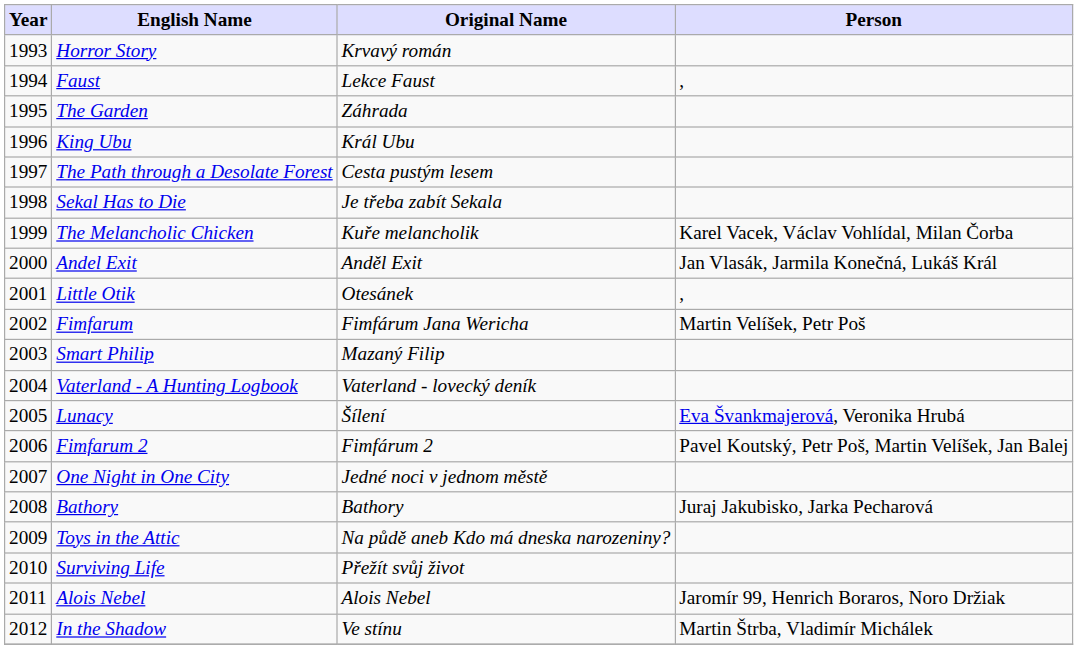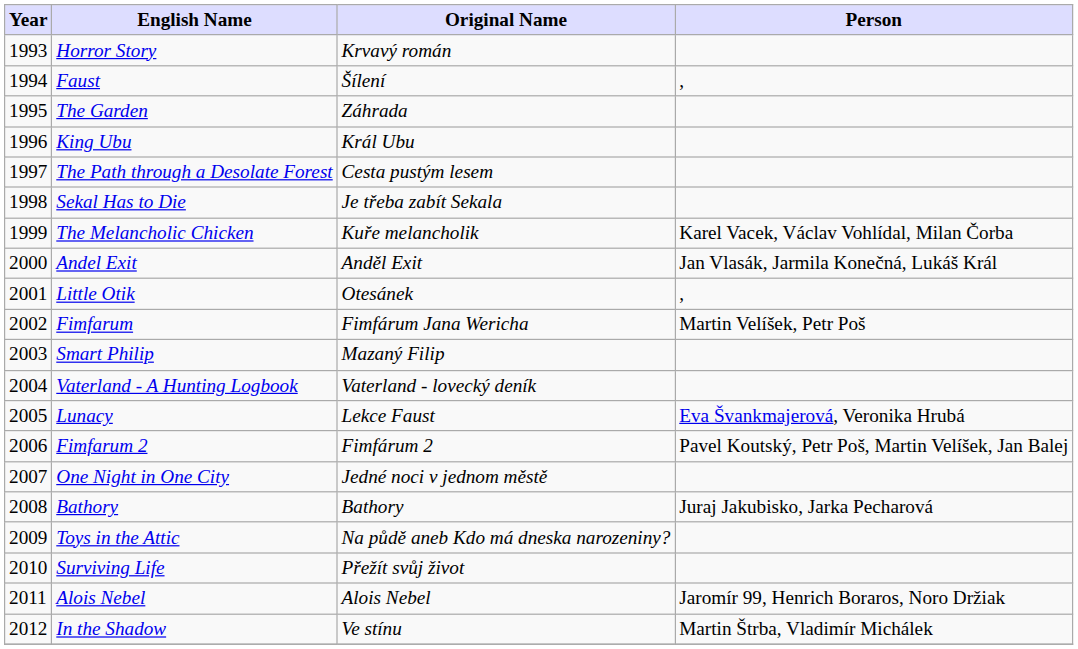(388, 80) Lekce Faust -> (363, 80) Šílení
(363, 415) Šílení -> (388, 415) Lekce Faust
